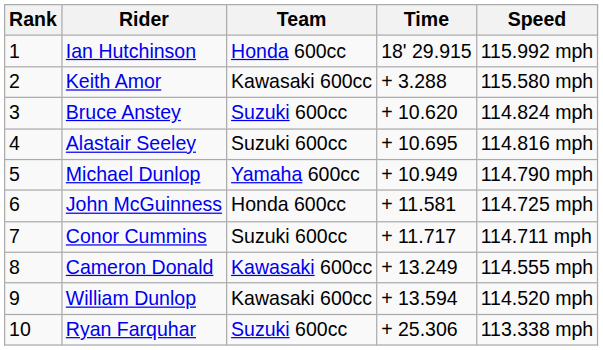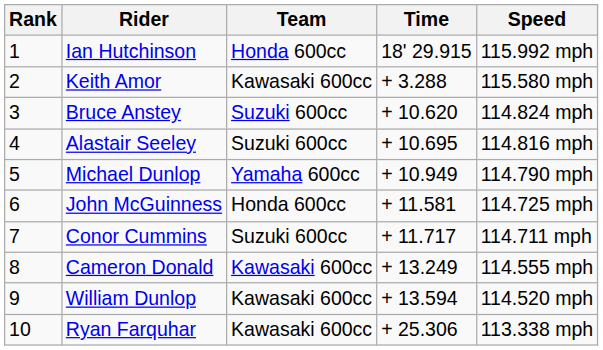(289, 329) Suzuki 600cc -> (302, 329) Kawasaki 600cc
